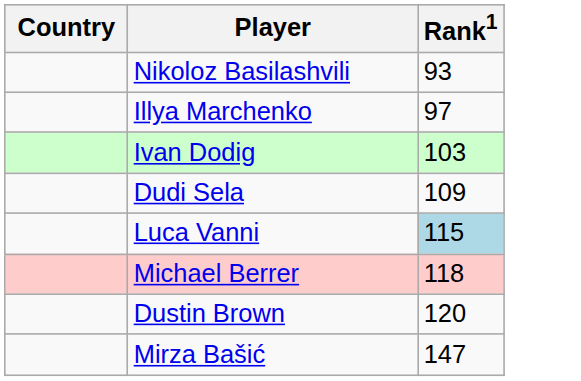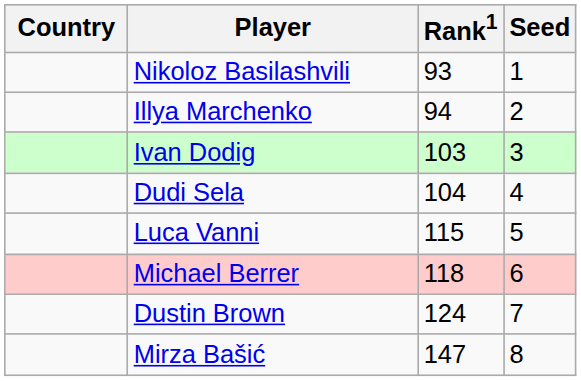+ column: (540, 28)
(438, 112) 97 -> (438, 112) 94
(445, 192) 109 -> (445, 192) 104
(444, 233) lightblue background -> (444, 233) no background
(445, 313) 120 -> (445, 313) 124
